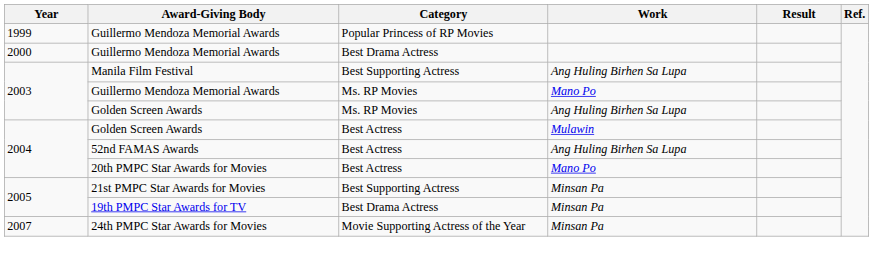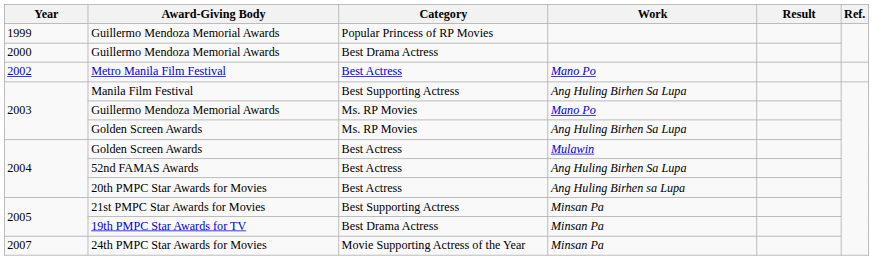+ row: (19, 71)
(573, 168) Mano Po -> (618, 187) Ang Huling Birhen sa Lupa
